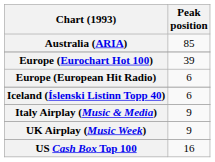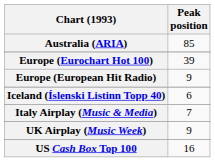(189, 78) 6 -> (189, 78) 9
(189, 113) 9 -> (189, 113) 7
